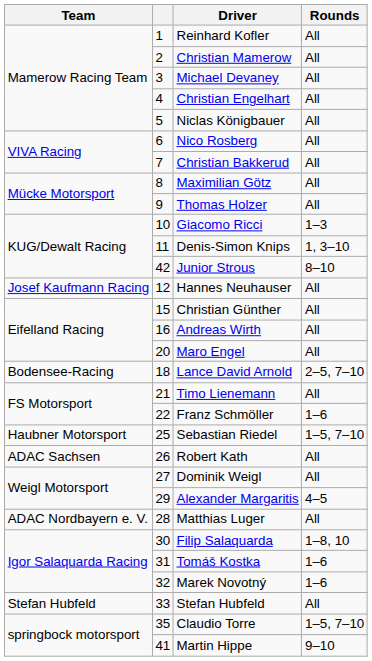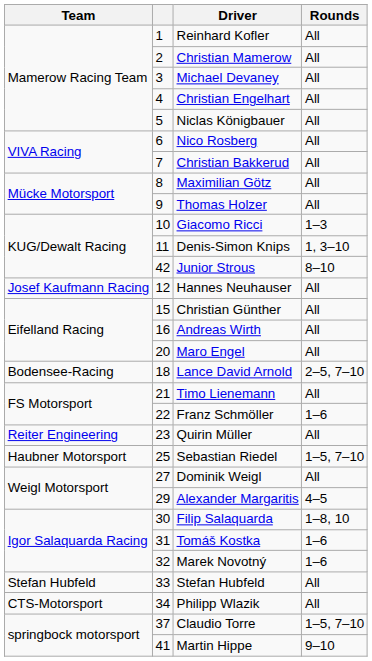+ row: (214, 435)
- row: (212, 456)
- row: (221, 519)
+ row: (218, 603)
(163, 624) 35 -> (163, 624) 37
